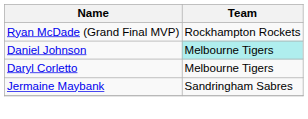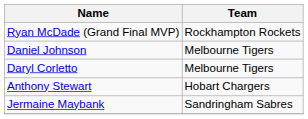(229, 50) paleturquoise background -> (229, 50) no background
+ row: (49, 86)
